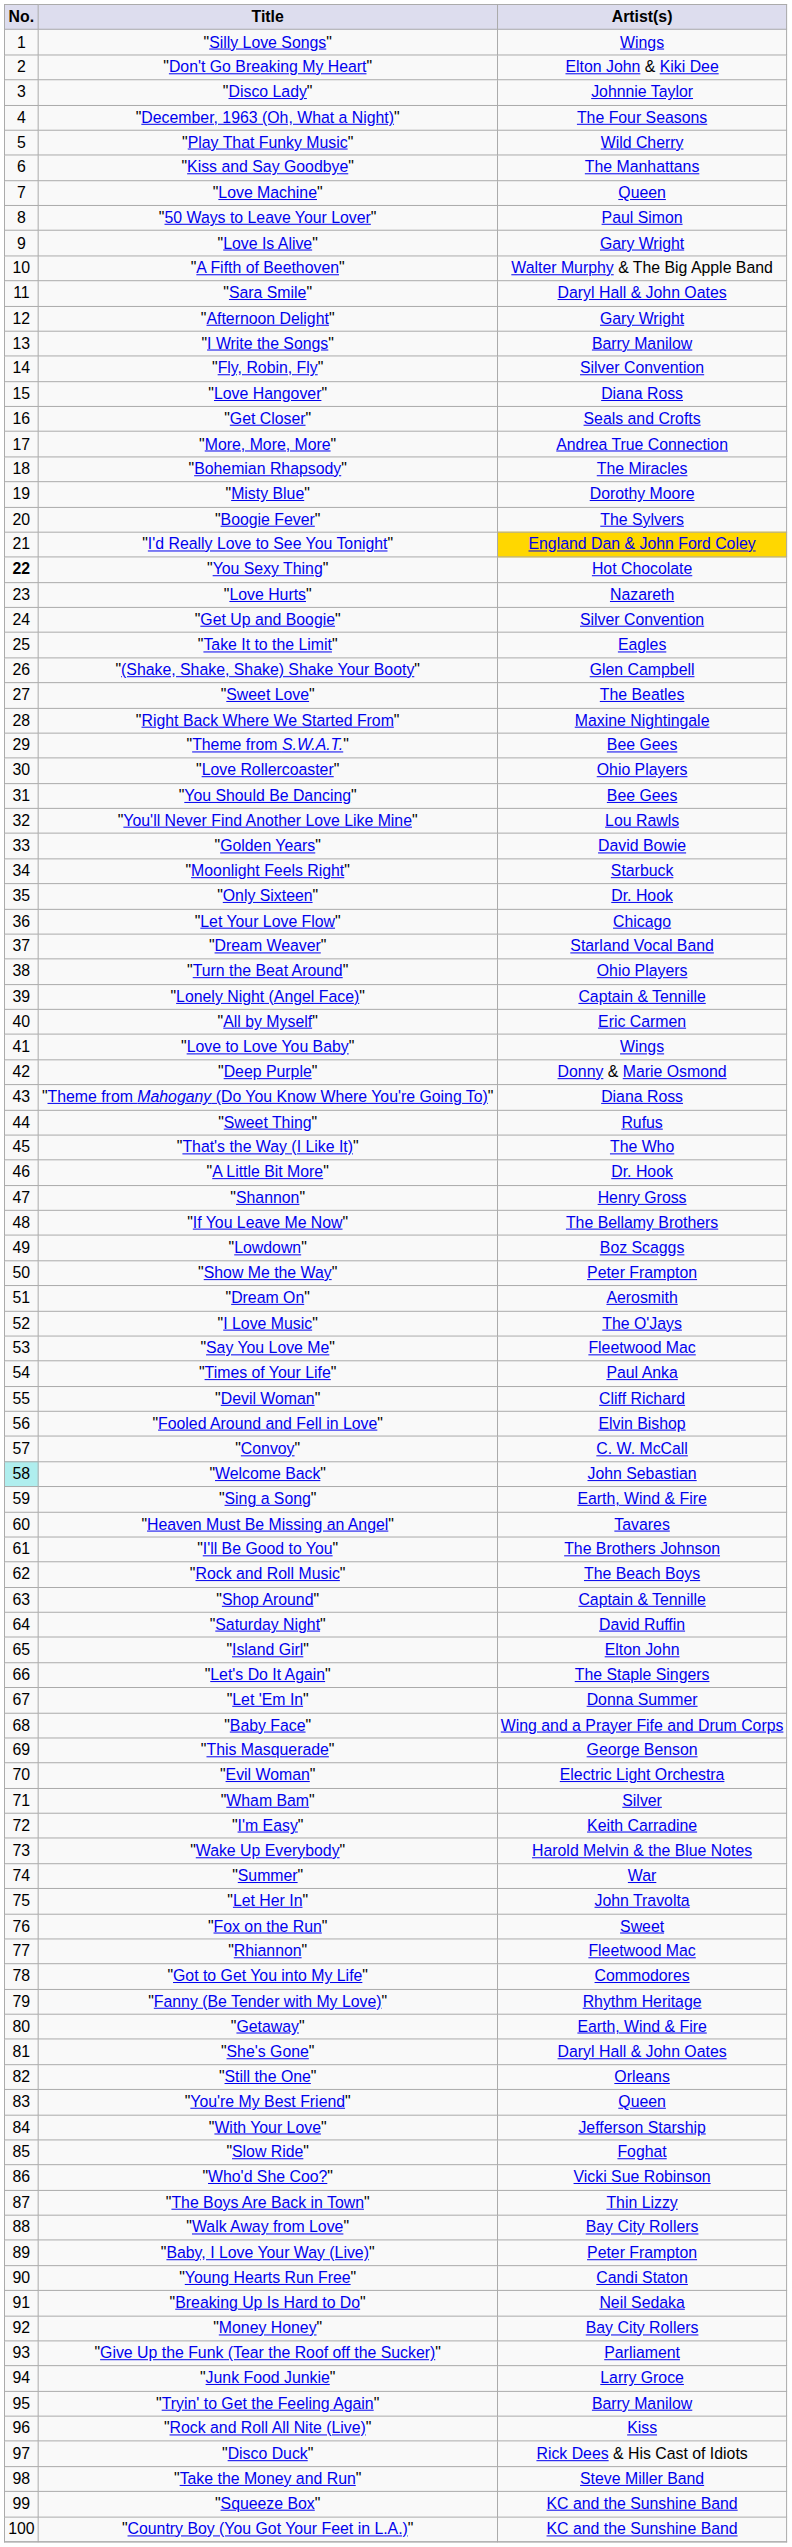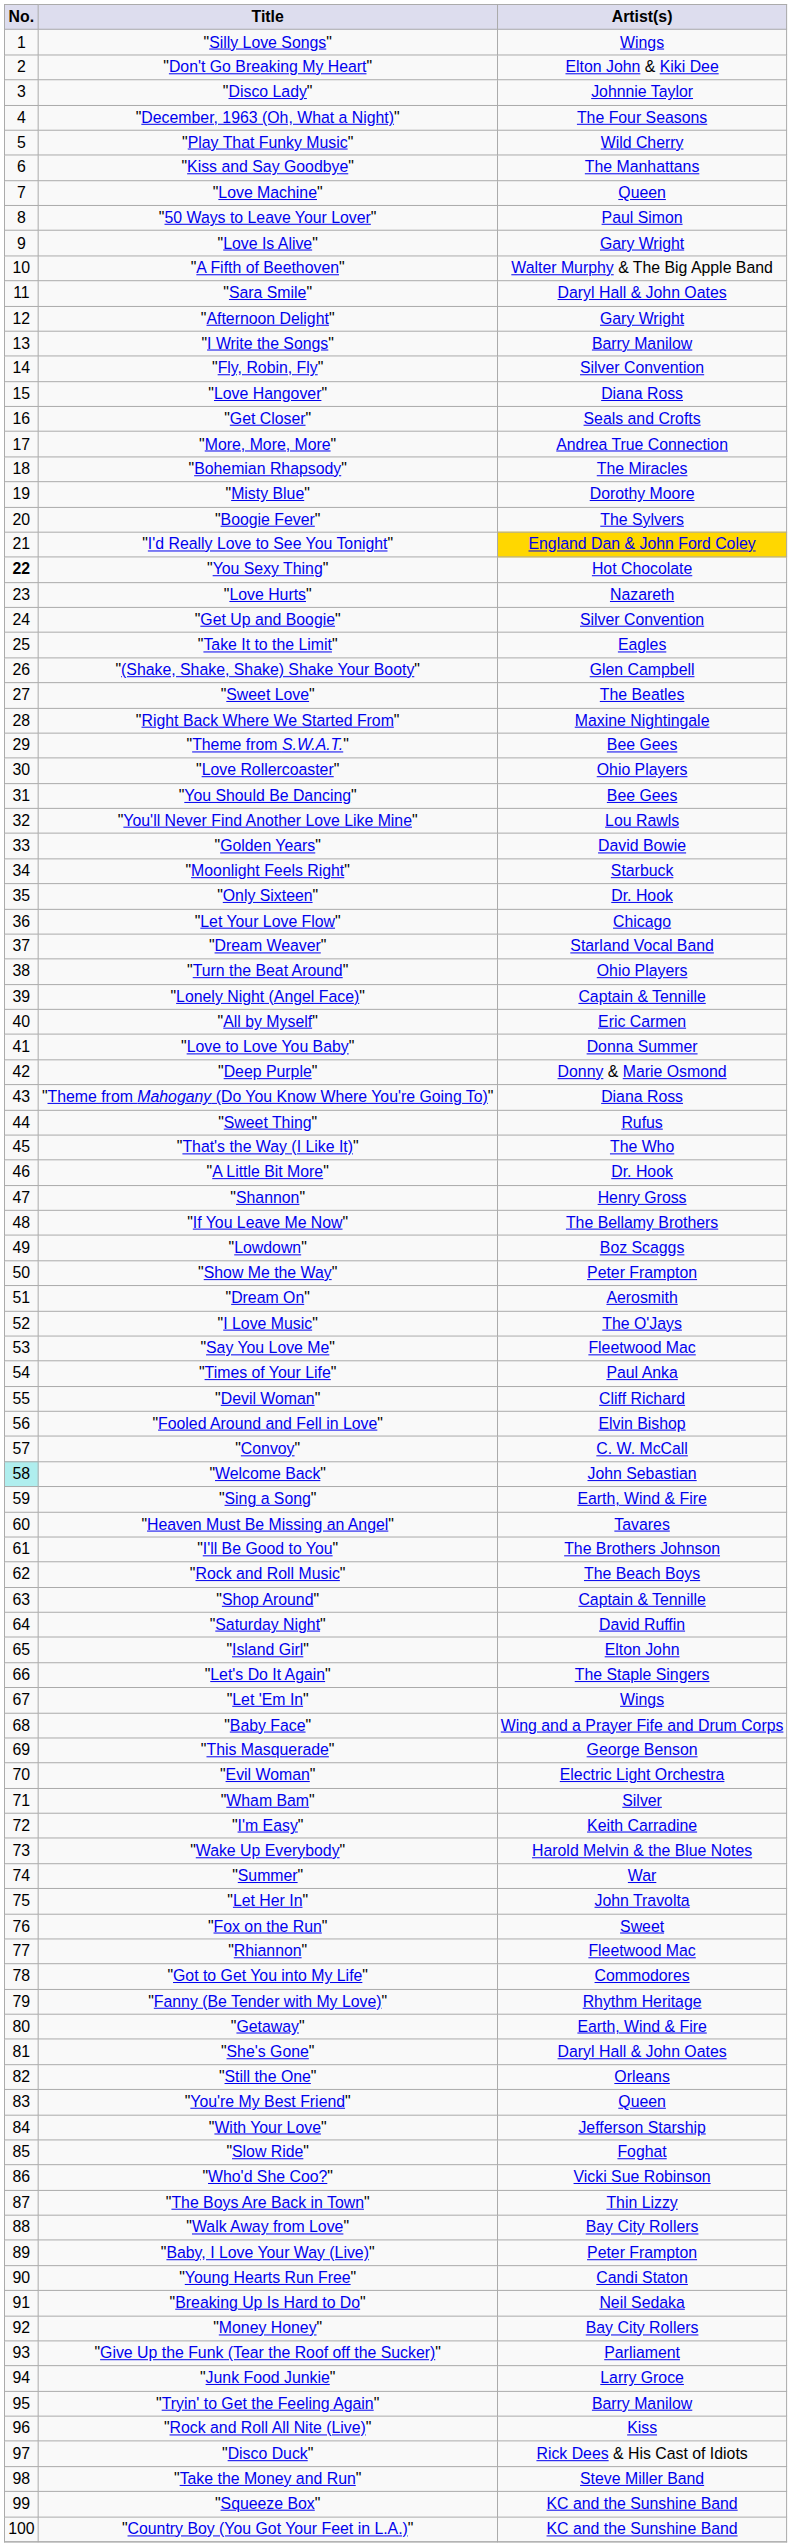(642, 1047) Wings -> (642, 1047) Donna Summer
(642, 1700) Donna Summer -> (642, 1700) Wings
